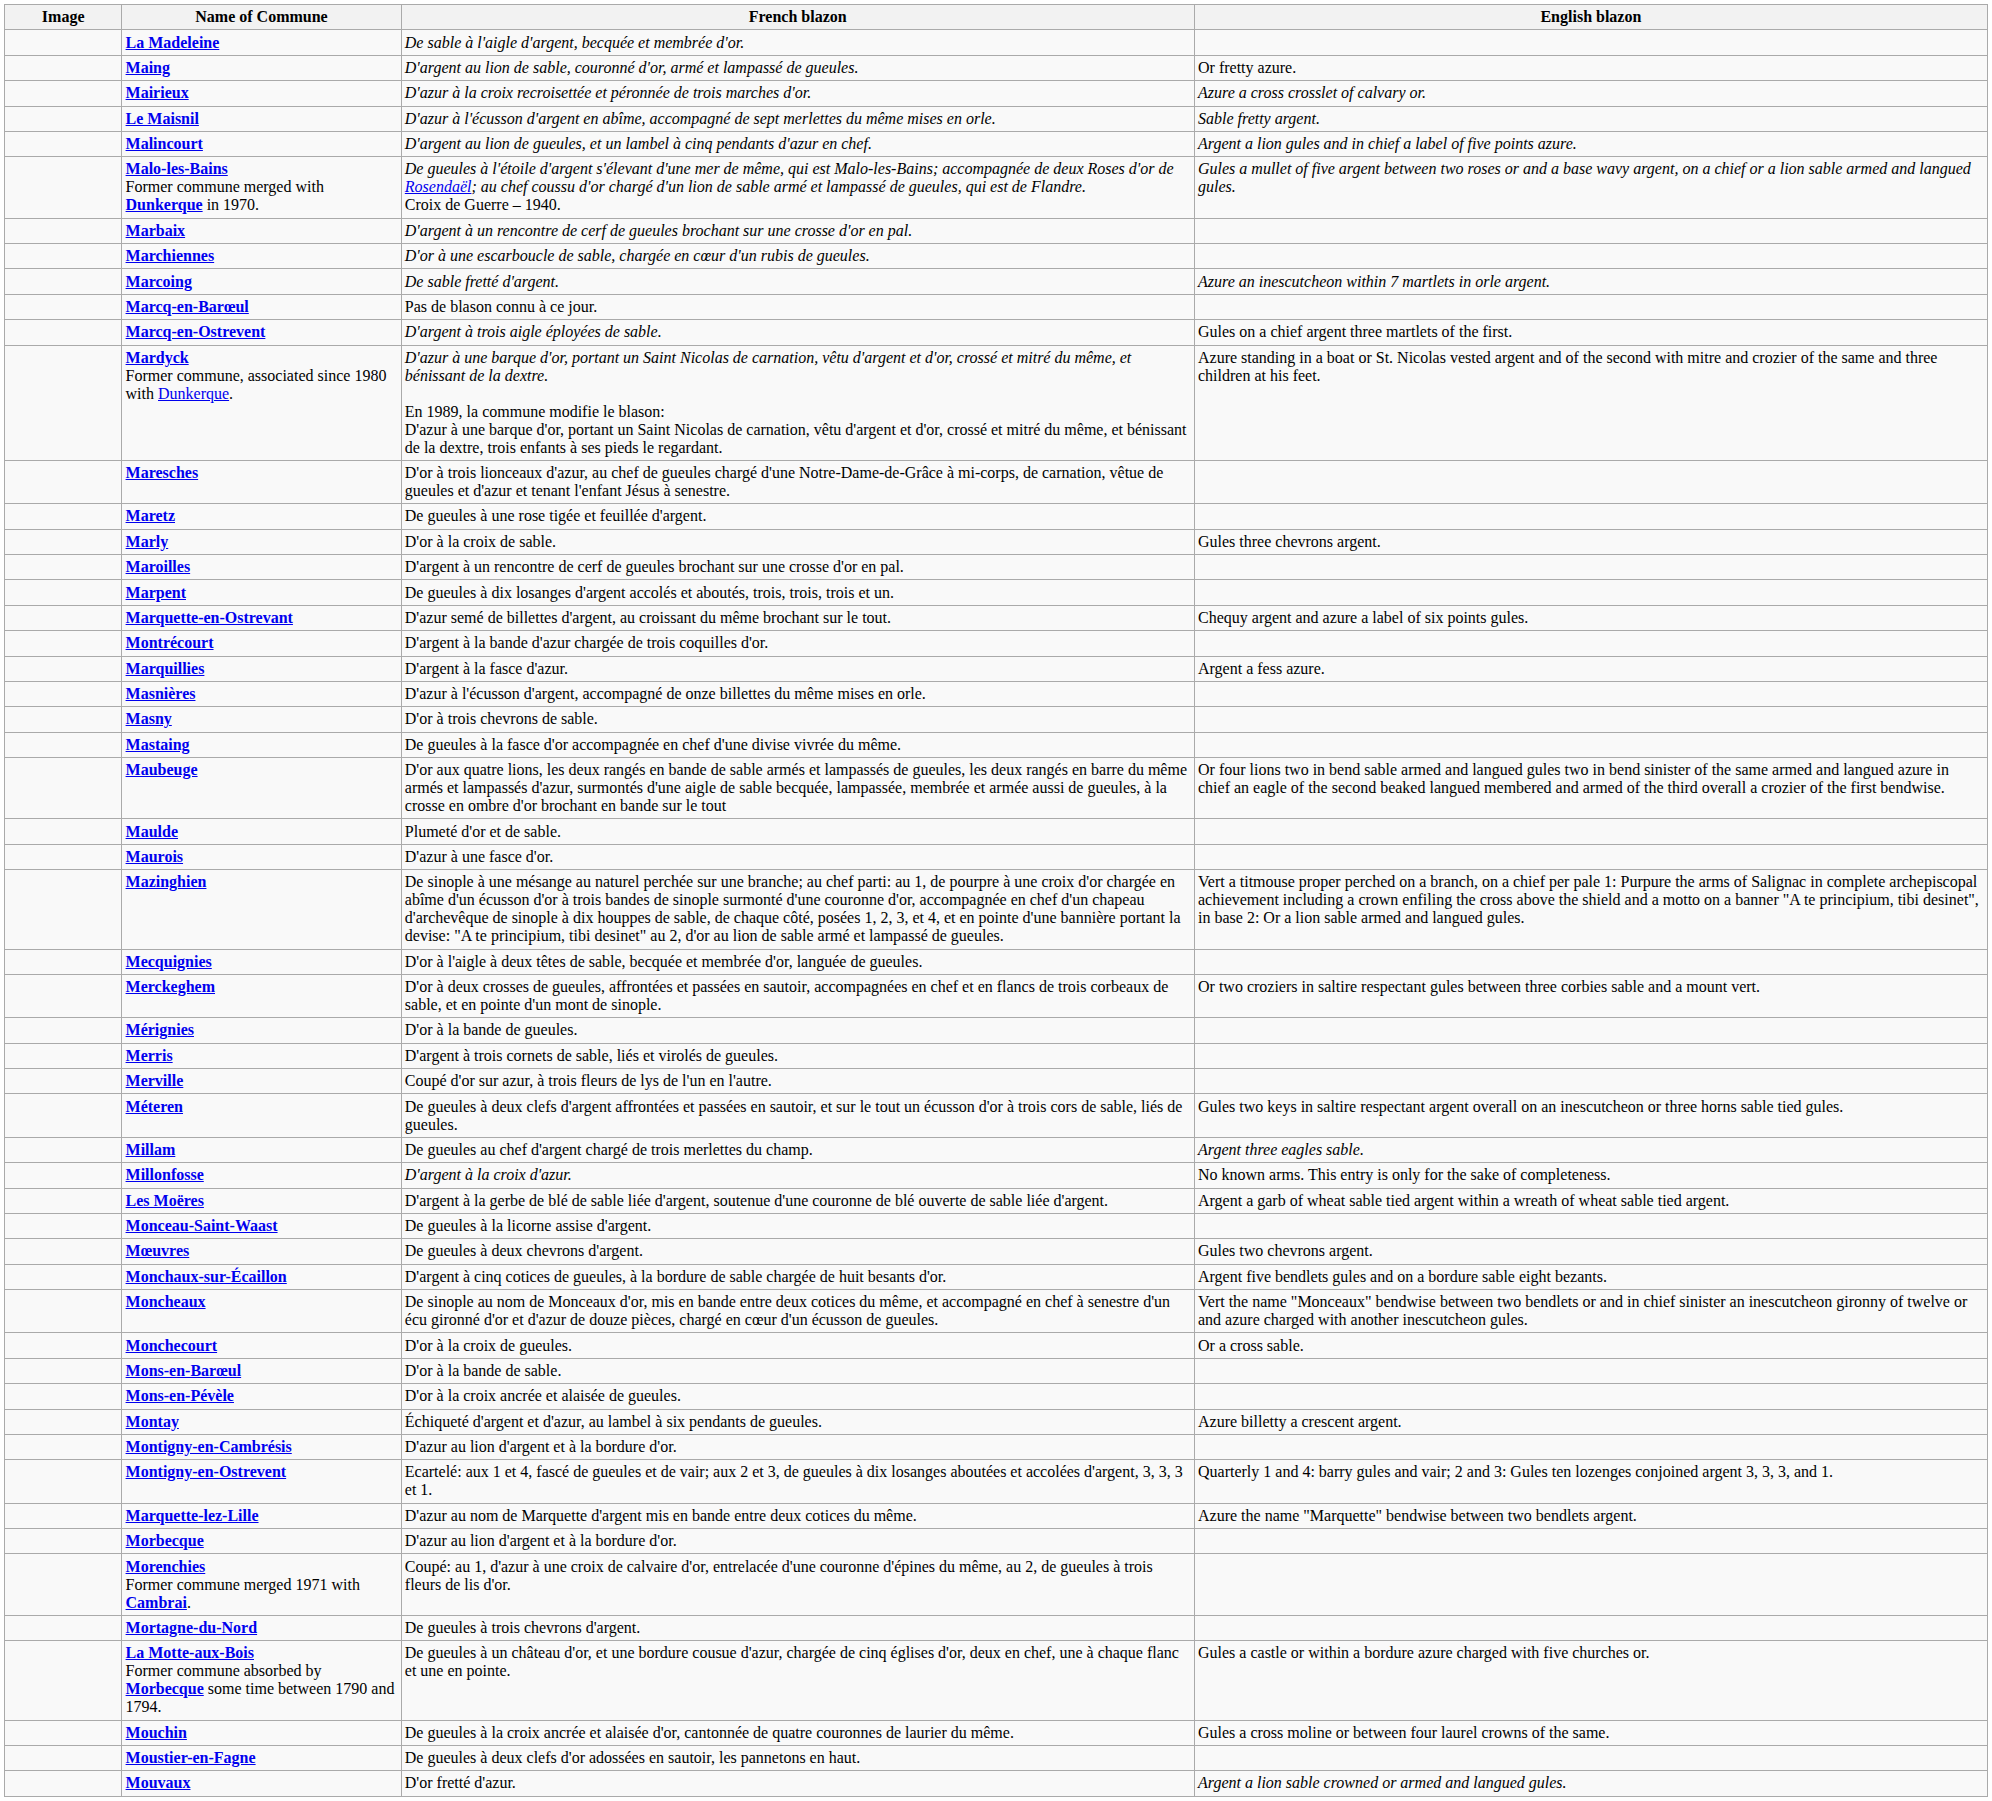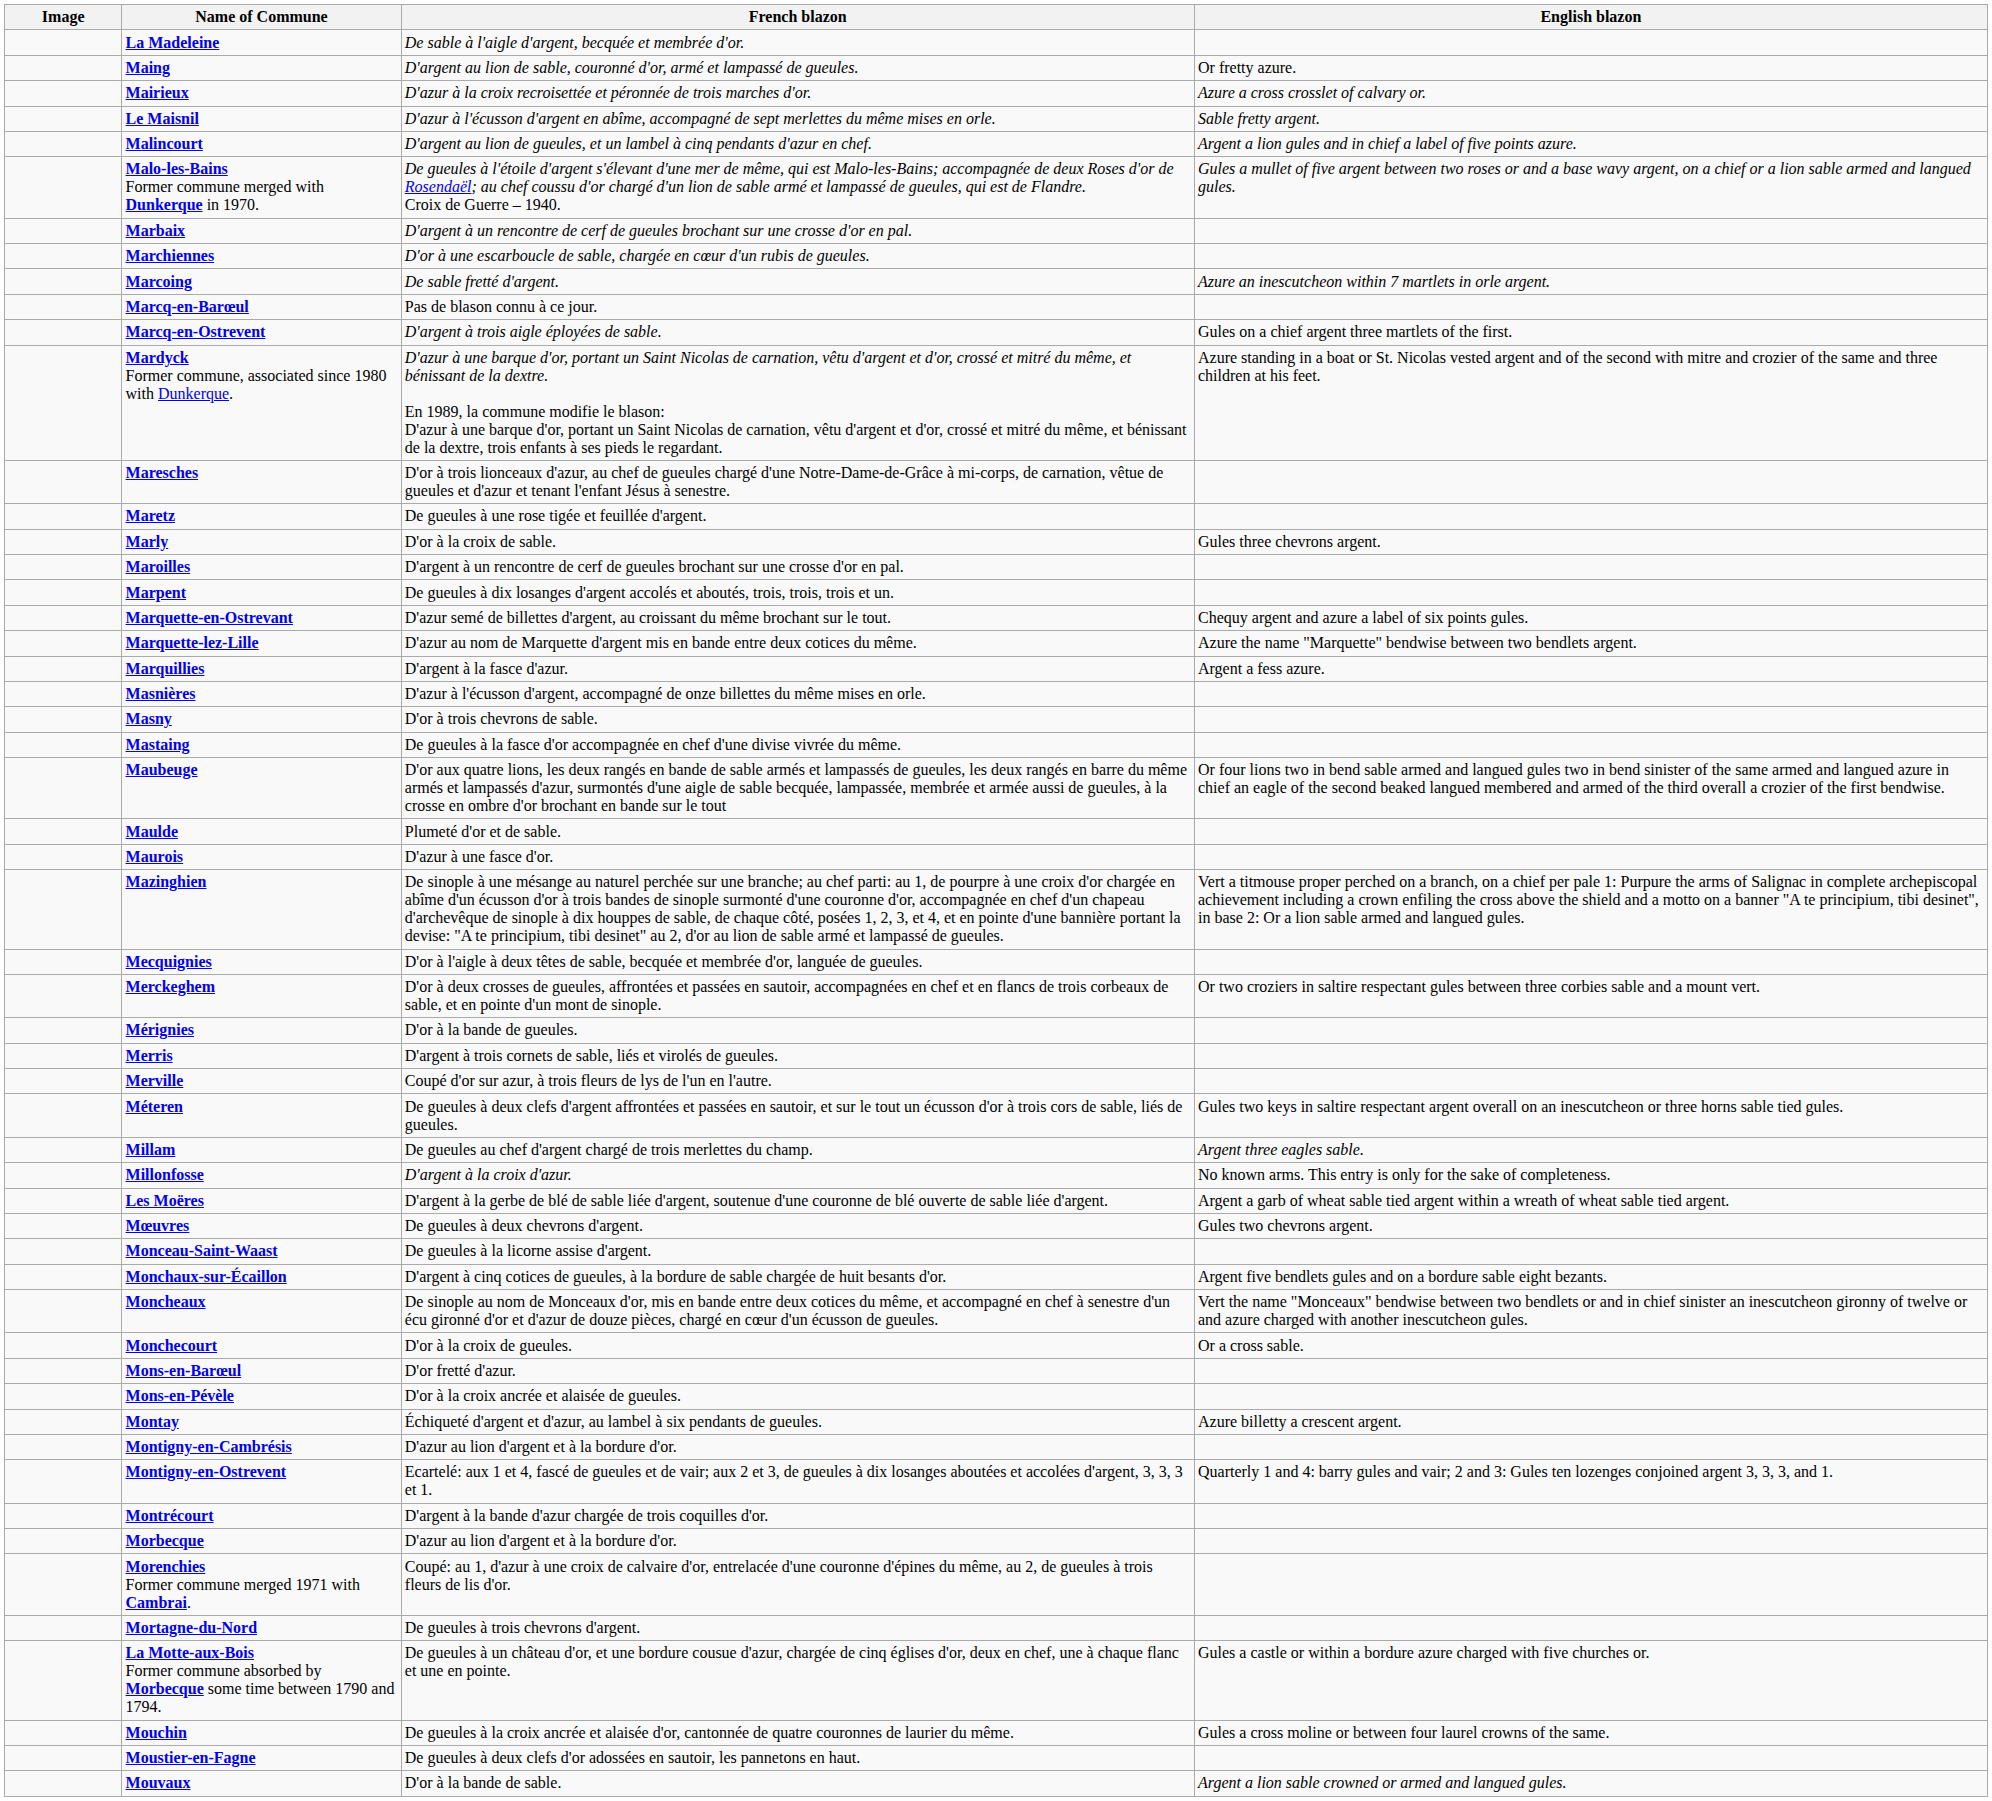rows swapped: (192, 1515) <-> (170, 643)
rows swapped: (157, 1251) <-> (202, 1226)
(483, 1370) D'or à la bande de sable. -> (460, 1370) D'or fretté d'azur.
(460, 1783) D'or fretté d'azur. -> (483, 1783) D'or à la bande de sable.
